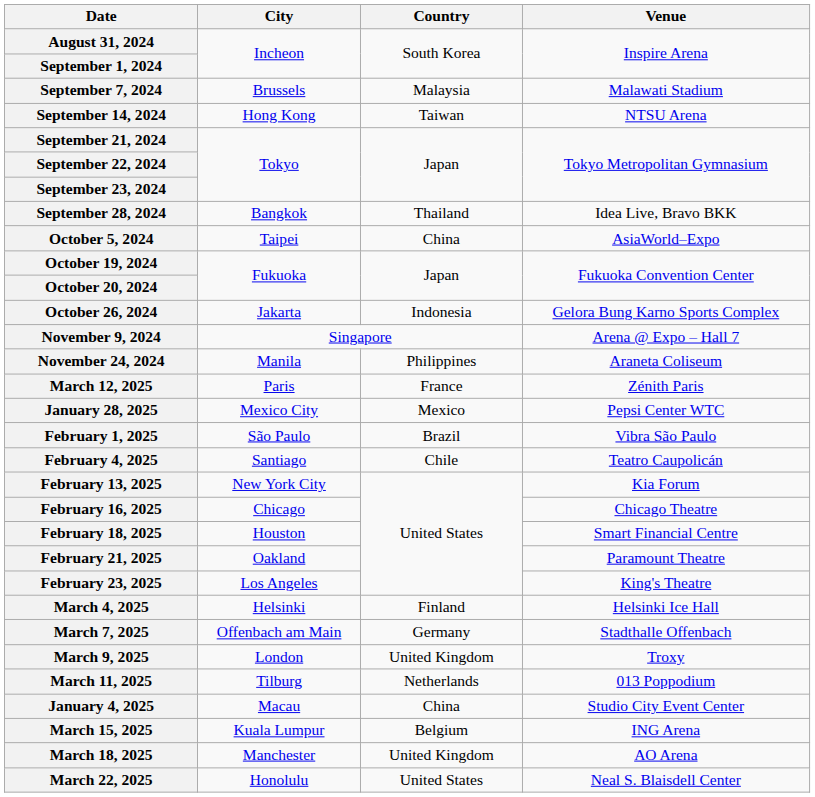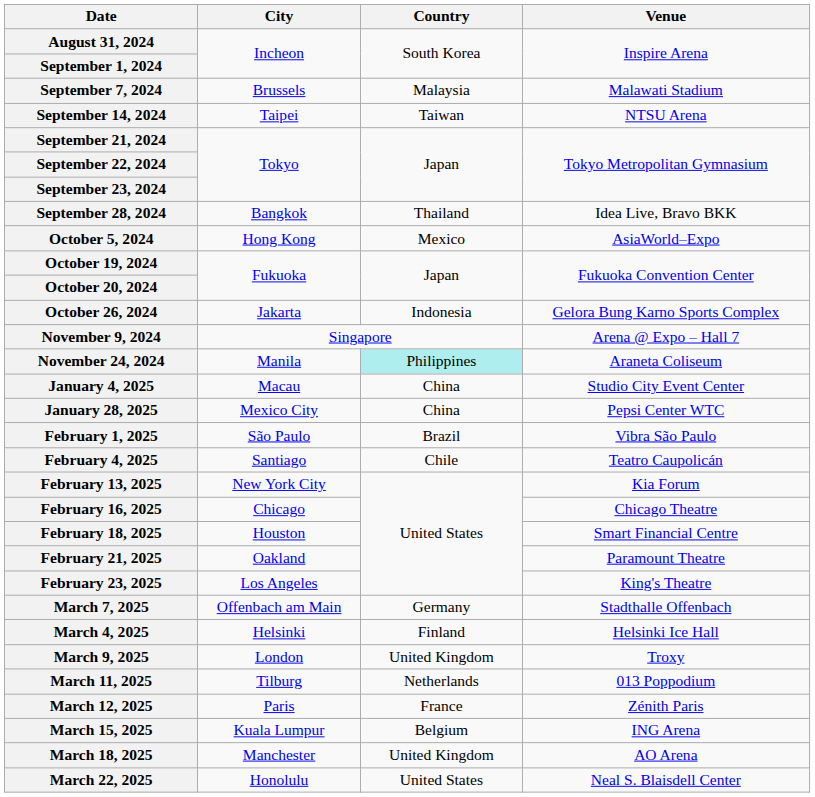(279, 115) Hong Kong -> (279, 115) Taipei
(279, 238) Taipei -> (279, 238) Hong Kong
(441, 238) China -> (441, 238) Mexico
(441, 361) no background -> (441, 361) paleturquoise background
rows swapped: (101, 705) <-> (101, 386)
(441, 410) Mexico -> (441, 410) China
rows swapped: (101, 607) <-> (101, 632)
